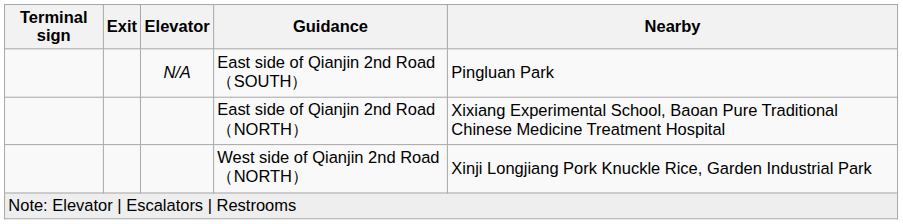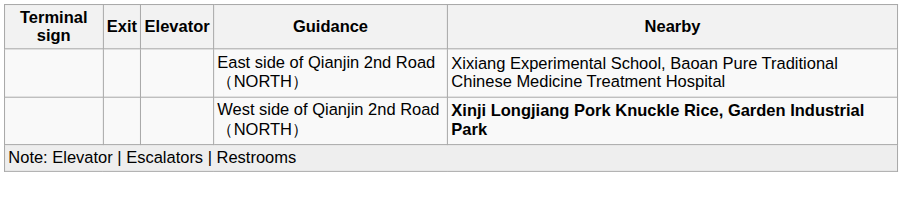- row: (326, 72)
(662, 168) normal -> (658, 120) bold
